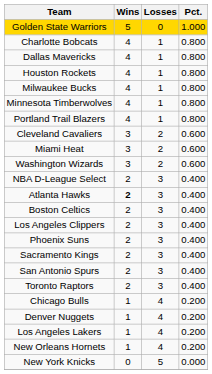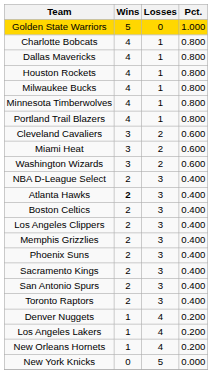+ row: (59, 240)
- row: (59, 301)
